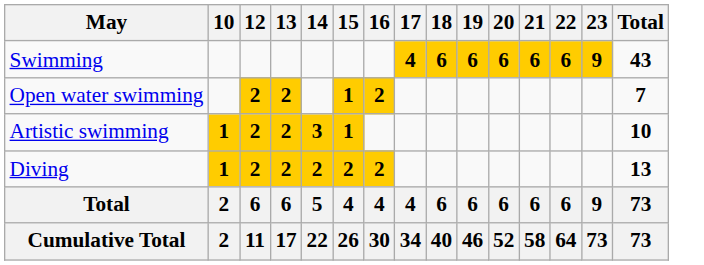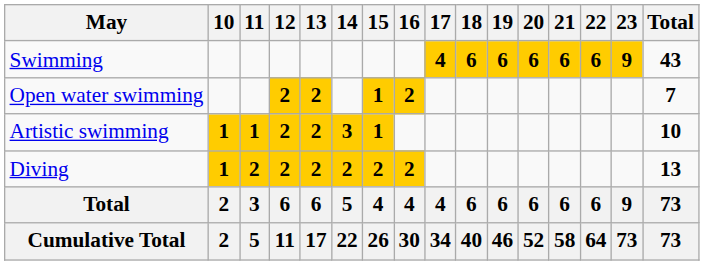+ column: (254, 22)
